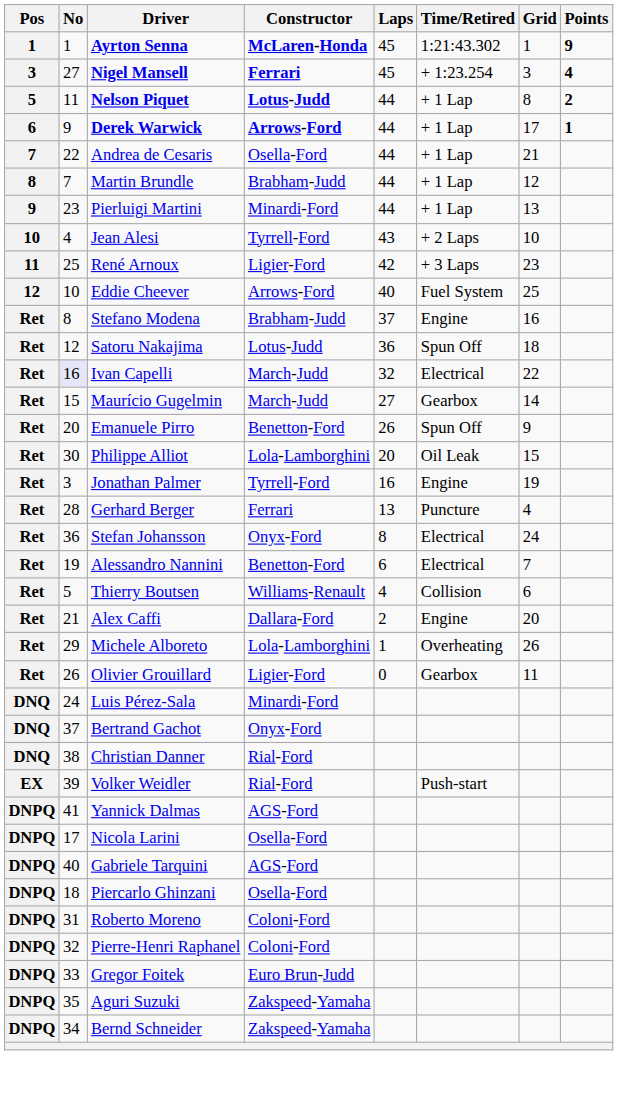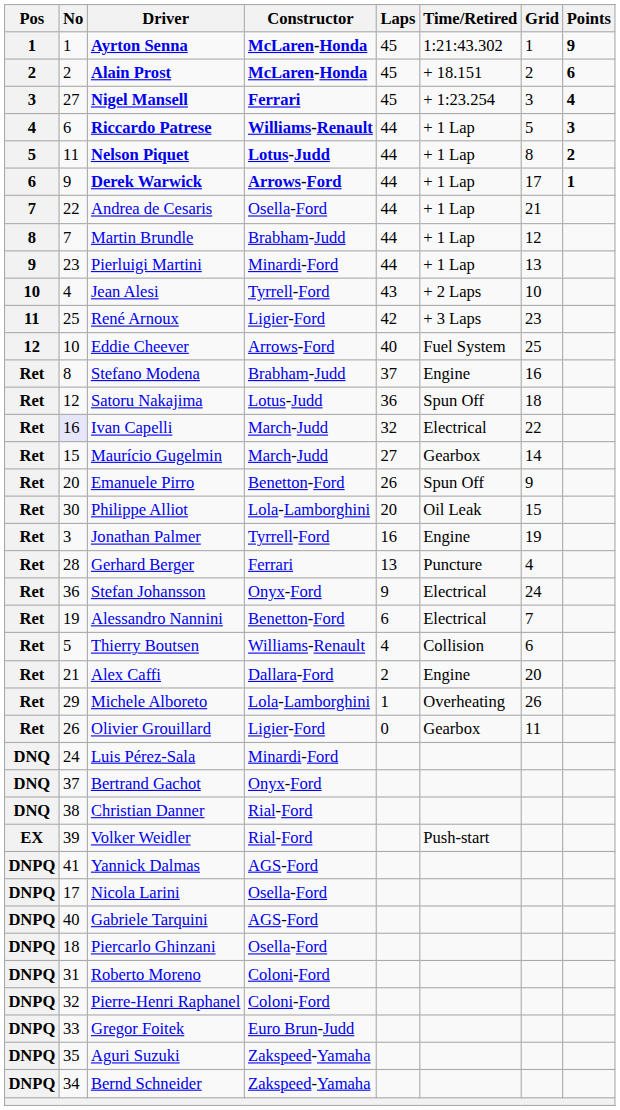+ row: (131, 72)
+ row: (151, 127)
(382, 537) 8 -> (385, 592) 9
